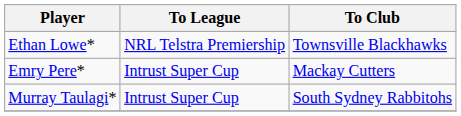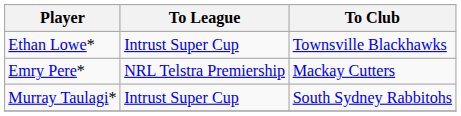(205, 44) NRL Telstra Premiership -> (181, 44) Intrust Super Cup
(181, 71) Intrust Super Cup -> (205, 71) NRL Telstra Premiership
